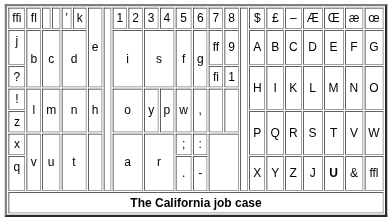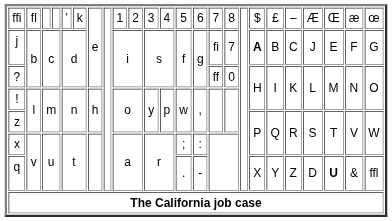(216, 47) ff -> (216, 47) fi
(232, 47) 9 -> (232, 47) 7
(257, 47) normal -> (257, 47) bold
(313, 47) D -> (313, 47) J
(216, 76) fi -> (216, 76) ff
(232, 76) 1 -> (232, 76) 0
(313, 173) J -> (313, 173) D
